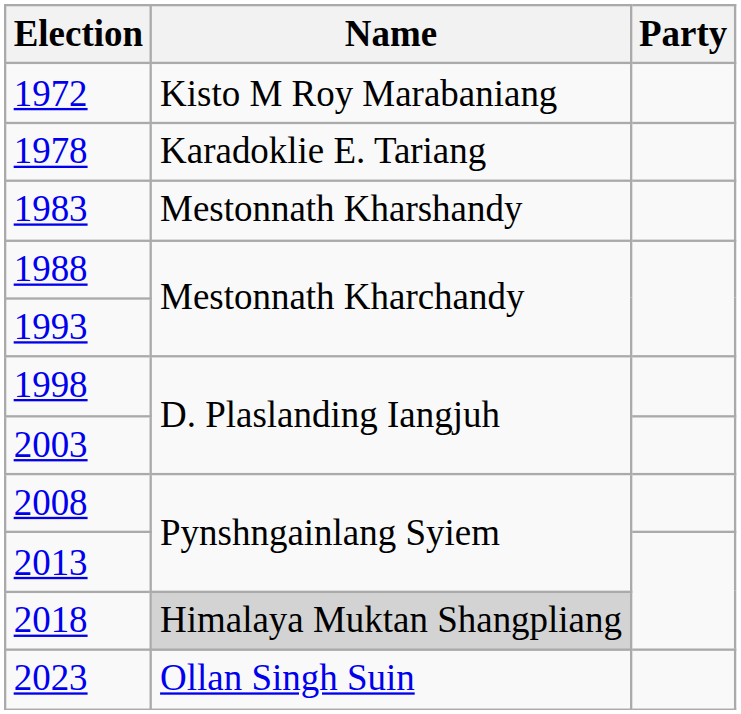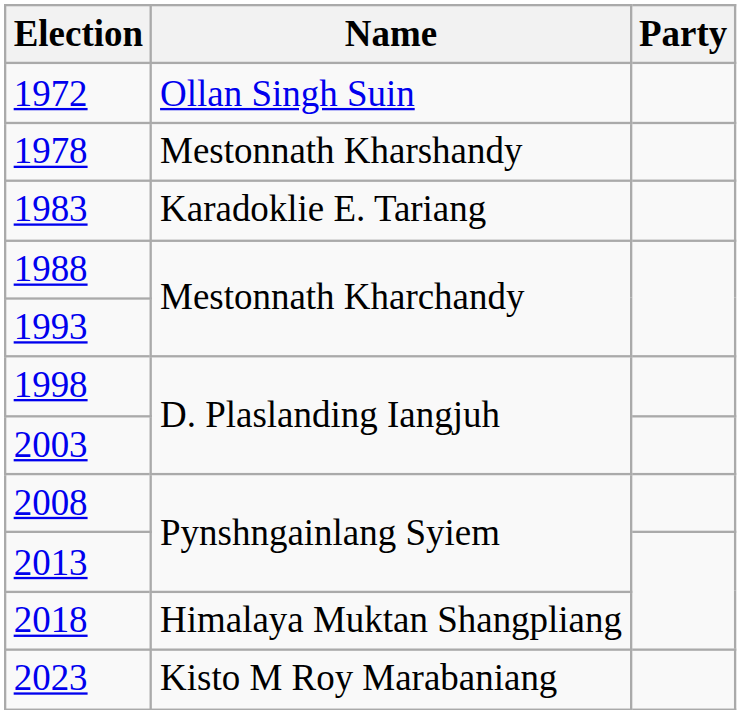(359, 92) Kisto M Roy Marabaniang -> (287, 92) Ollan Singh Suin
(323, 151) Karadoklie E. Tariang -> (341, 151) Mestonnath Kharshandy
(341, 209) Mestonnath Kharshandy -> (323, 209) Karadoklie E. Tariang
(391, 619) lightgrey background -> (391, 619) no background
(287, 678) Ollan Singh Suin -> (359, 678) Kisto M Roy Marabaniang
